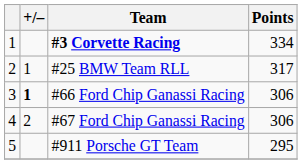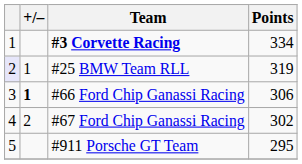(12, 69) no background -> (12, 69) lavender background
(282, 69) 317 -> (282, 69) 319
(282, 120) 306 -> (282, 120) 302
